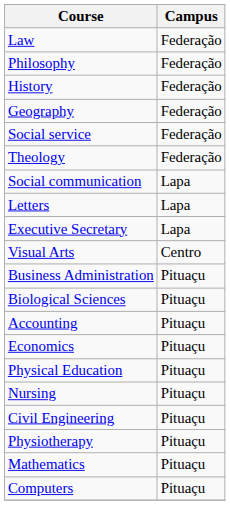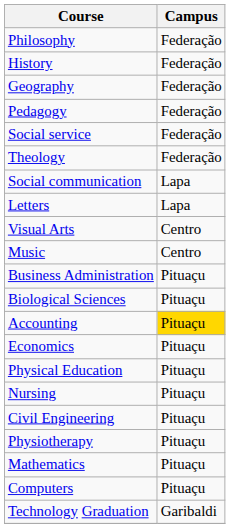- row: (21, 39)
+ row: (37, 110)
- row: (68, 228)
+ row: (26, 252)
(183, 323) no background -> (183, 323) gold background
+ row: (78, 511)
